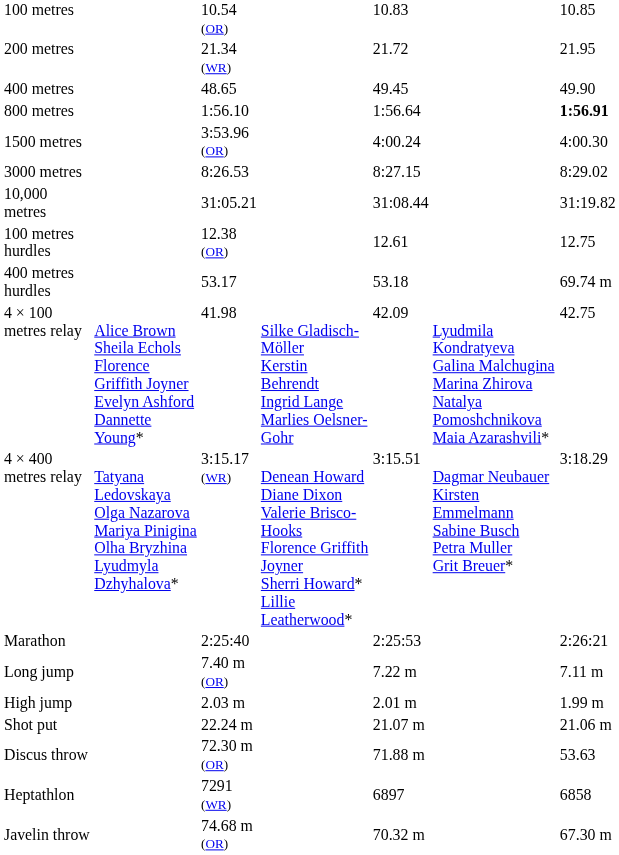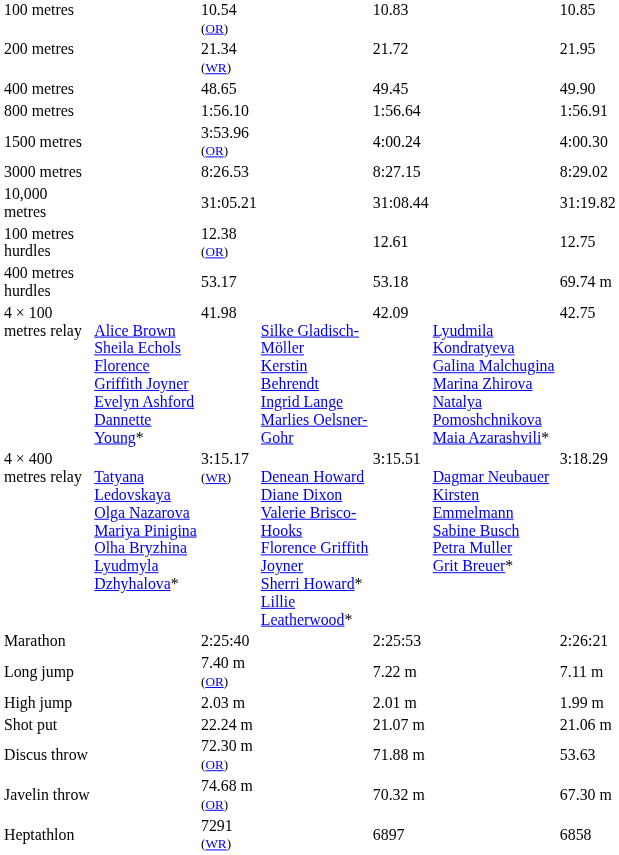(584, 110) bold -> (584, 110) normal
rows swapped: (47, 834) <-> (39, 794)
